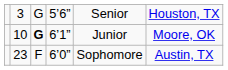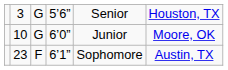(38, 34) bold -> (38, 34) normal
(60, 34) 6’1” -> (60, 34) 6’0”
(60, 55) 6’0” -> (60, 55) 6’1”
